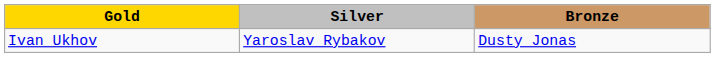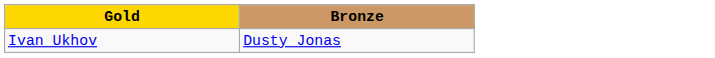- column: (357, 17)
